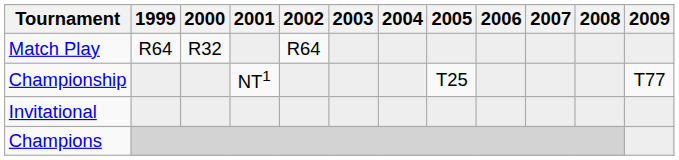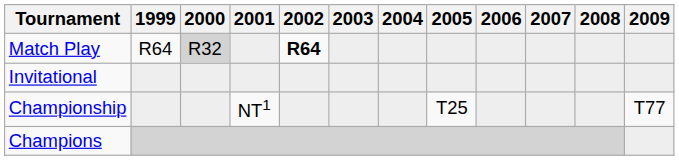(205, 48) no background -> (205, 48) lightgrey background
(304, 48) normal -> (304, 48) bold
rows swapped: (68, 79) <-> (53, 111)
